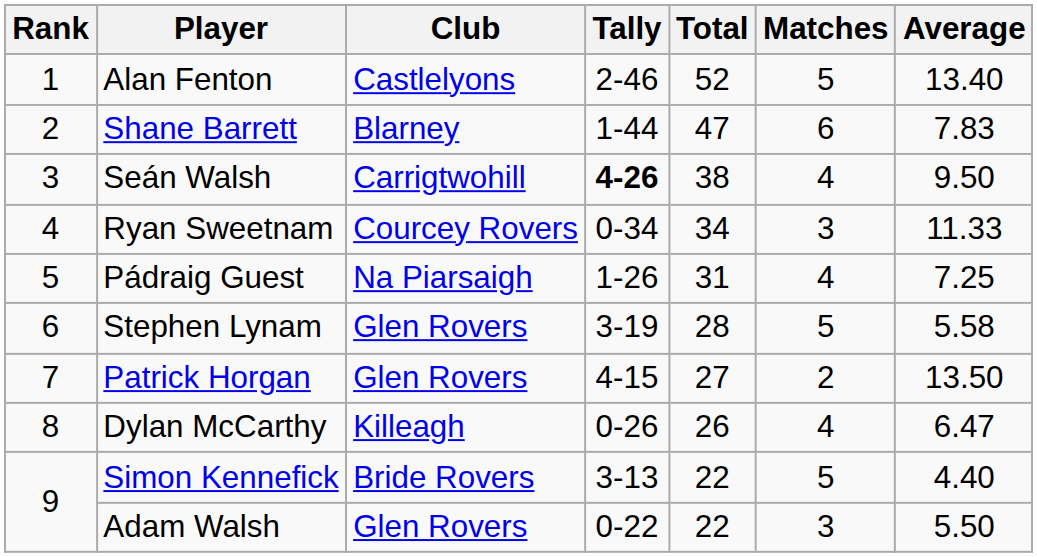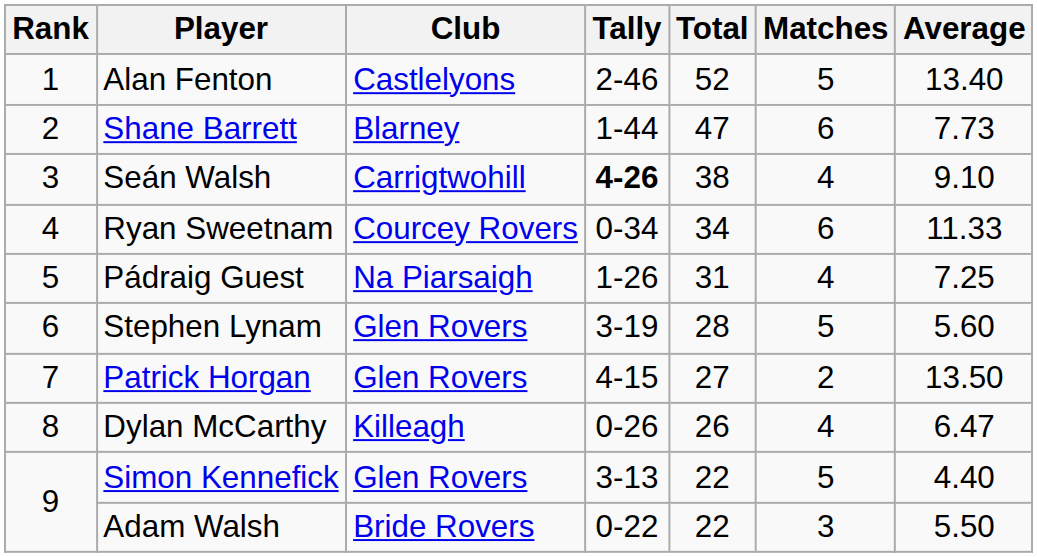(964, 128) 7.83 -> (964, 128) 7.73
(964, 178) 9.50 -> (964, 178) 9.10
(826, 228) 3 -> (826, 228) 6
(964, 327) 5.58 -> (964, 327) 5.60
(444, 476) Bride Rovers -> (440, 476) Glen Rovers
(440, 526) Glen Rovers -> (444, 526) Bride Rovers
